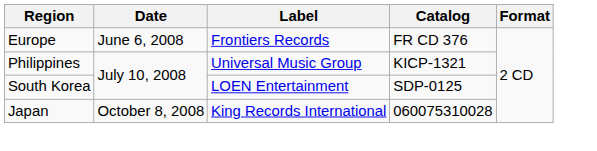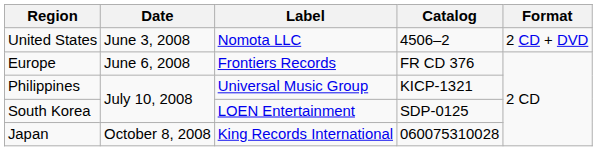+ row: (53, 39)
